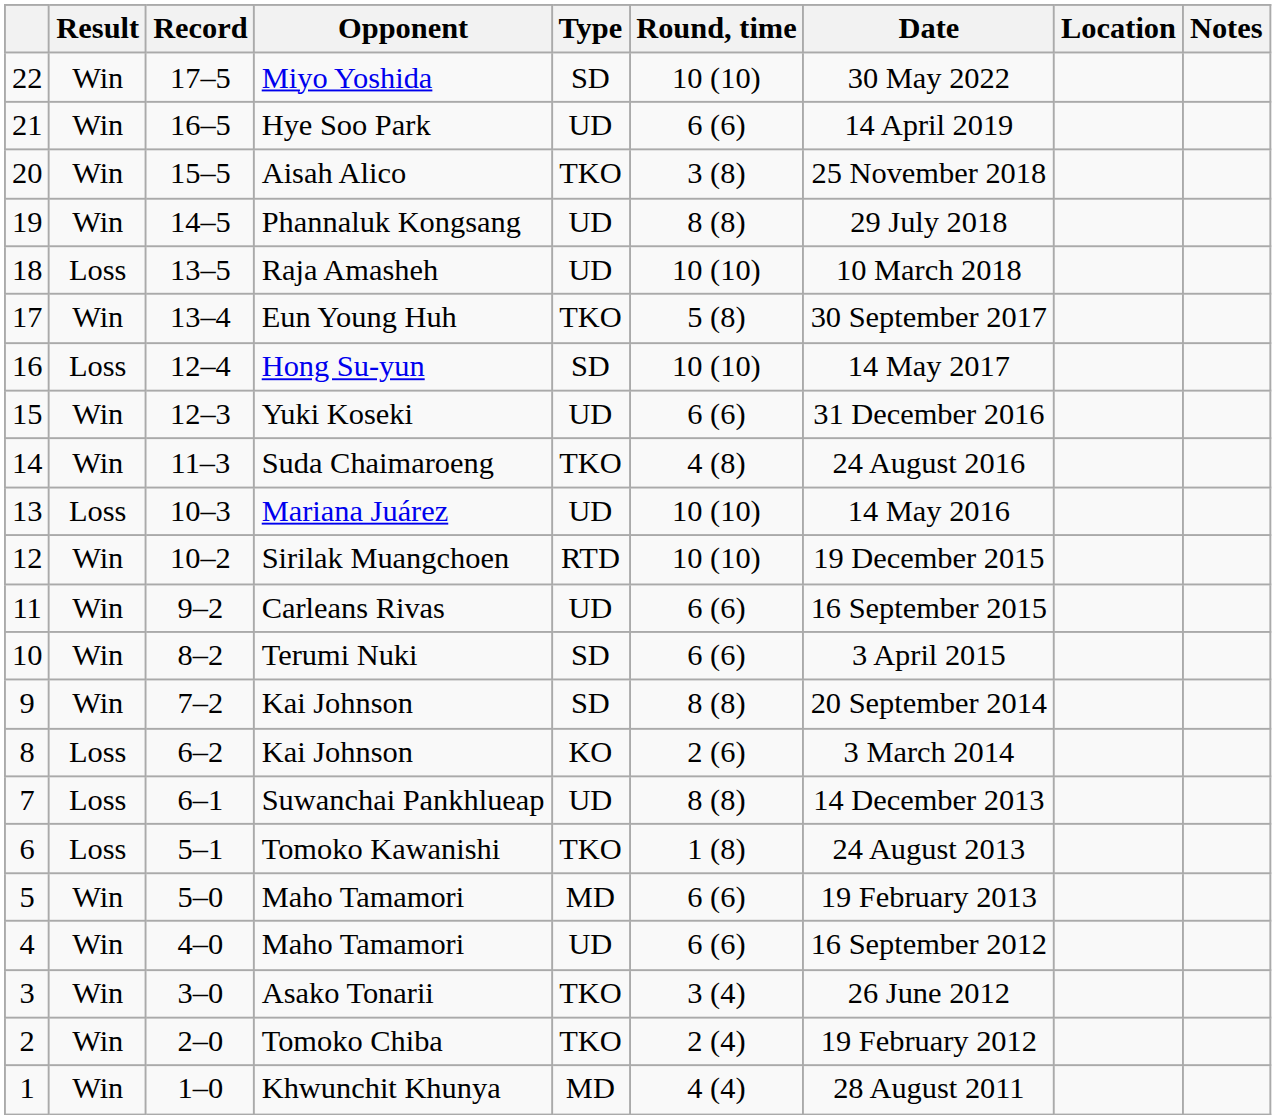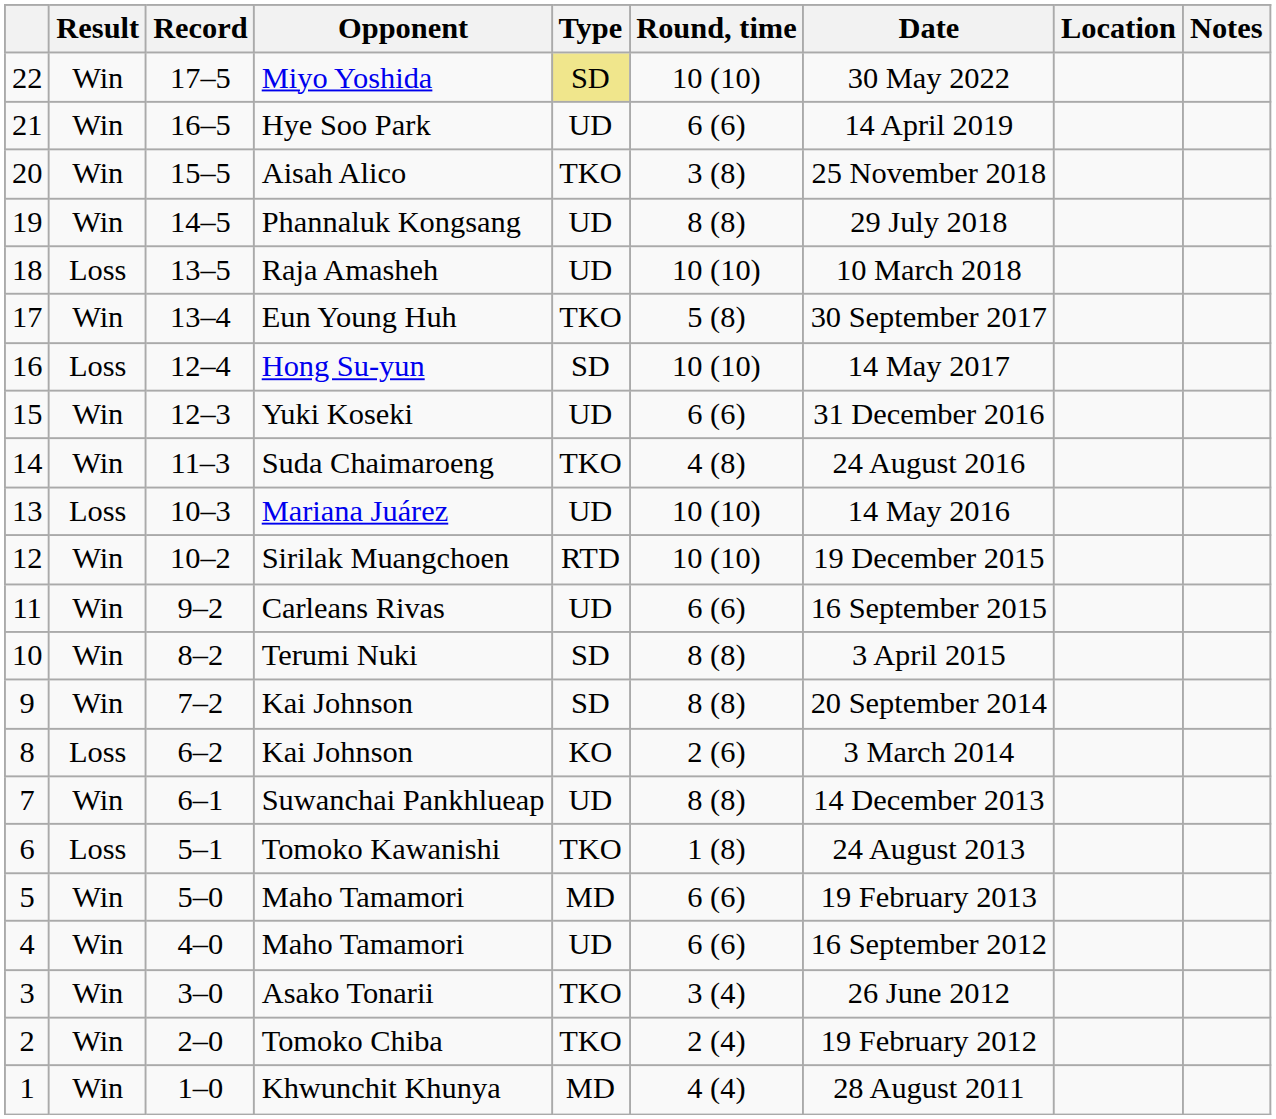(590, 76) no background -> (590, 76) khaki background
(716, 655) 6 (6) -> (716, 655) 8 (8)
(98, 800) Loss -> (98, 800) Win
